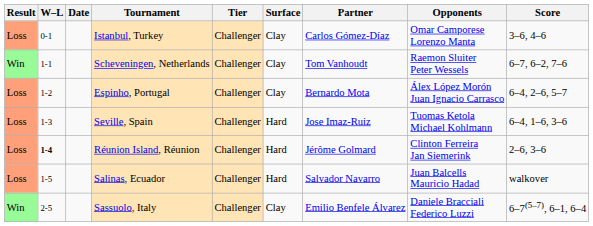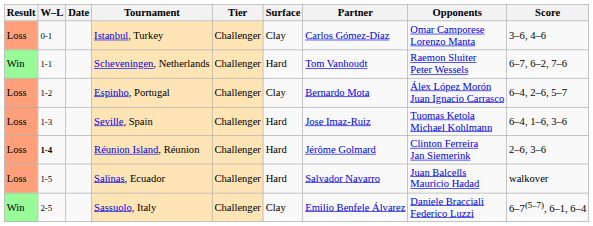(276, 64) Clay -> (276, 64) Hard
